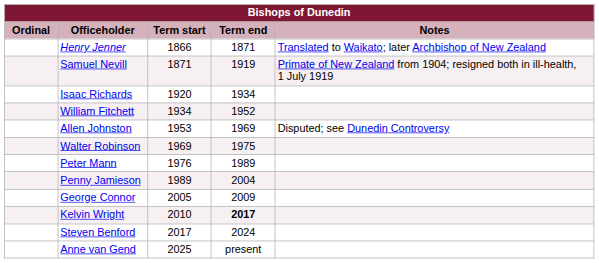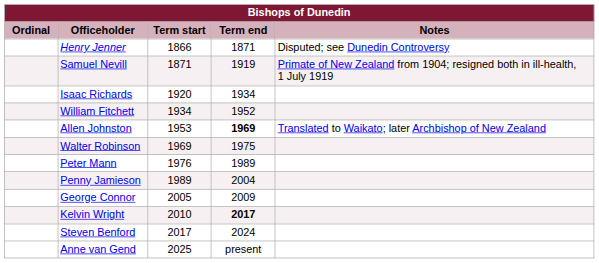(412, 47) Translated to Waikato; later Archbishop of New Zealand -> (364, 47) Disputed; see Dunedin Controversy
(243, 128) normal -> (243, 128) bold
(364, 128) Disputed; see Dunedin Controversy -> (412, 128) Translated to Waikato; later Archbishop of New Zealand
